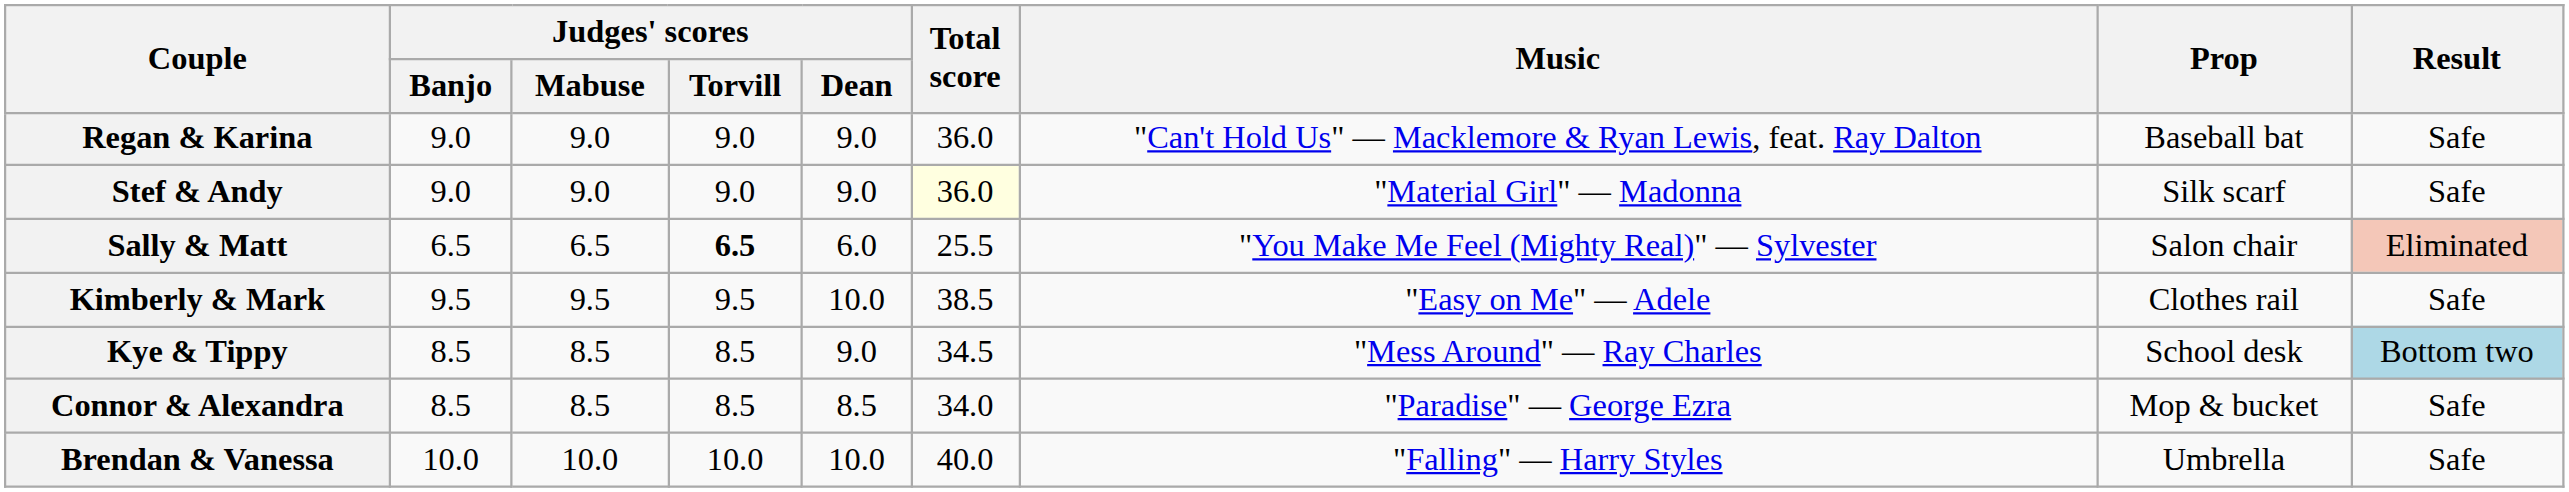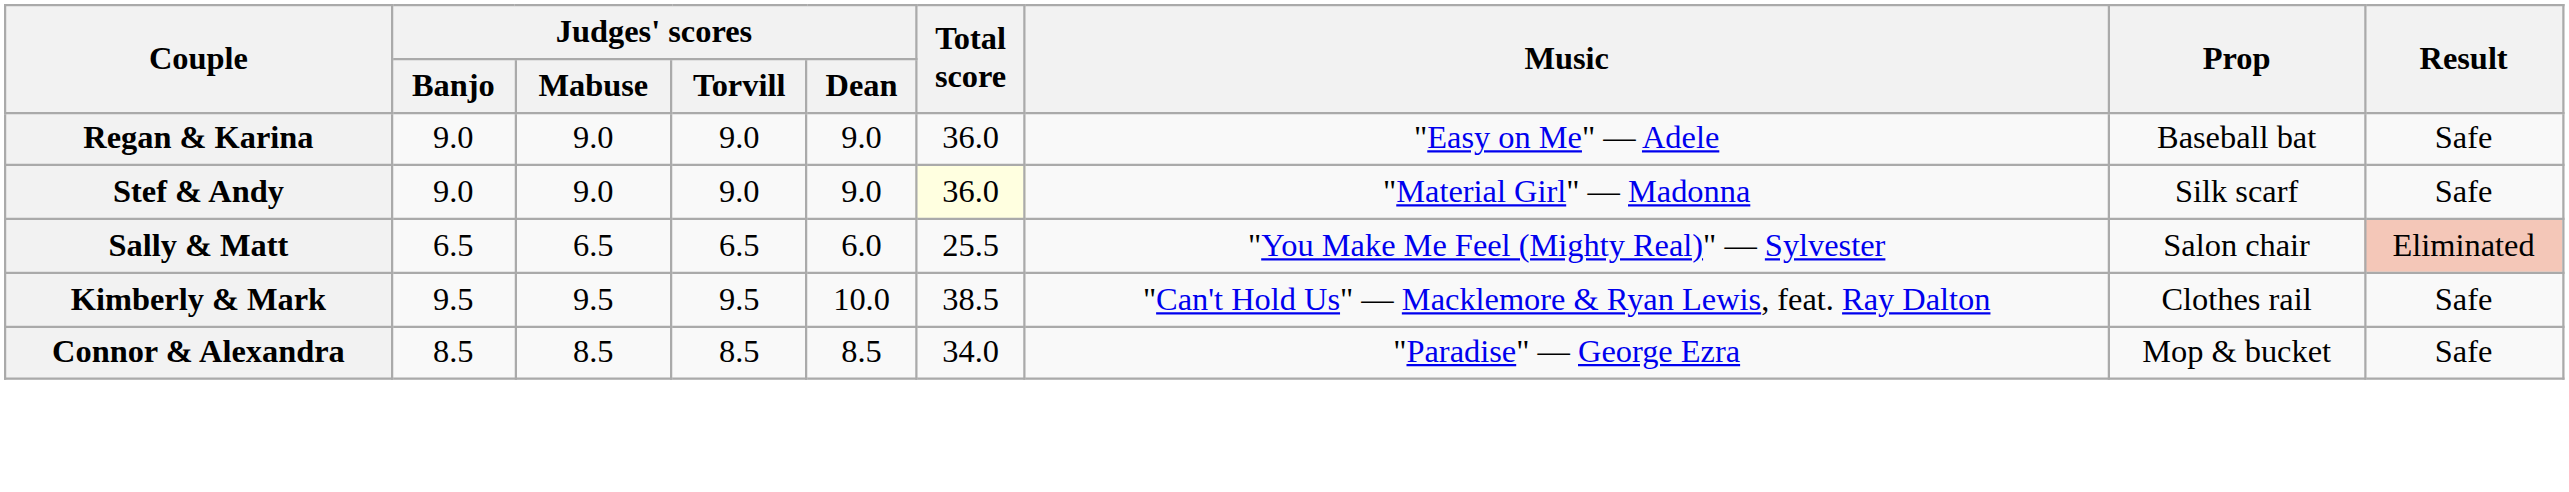(1558, 138) "Can't Hold Us" — Macklemore & Ryan Lewis, feat. Ray Dalton -> (1567, 138) "Easy on Me" — Adele
(735, 245) bold -> (739, 245) normal
(1558, 298) "Easy on Me" — Adele -> (1567, 298) "Can't Hold Us" — Macklemore & Ryan Lewis, feat. Ray Dalton
- row: (197, 352)
- row: (197, 459)
